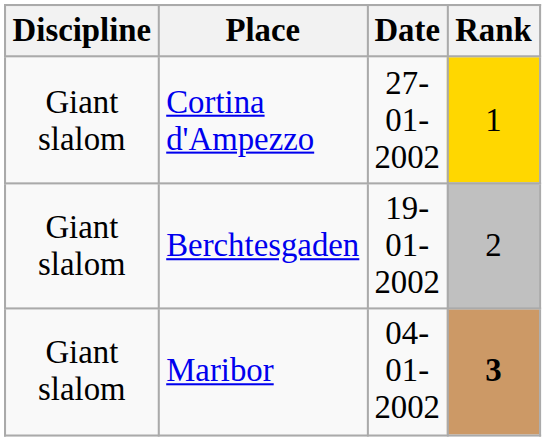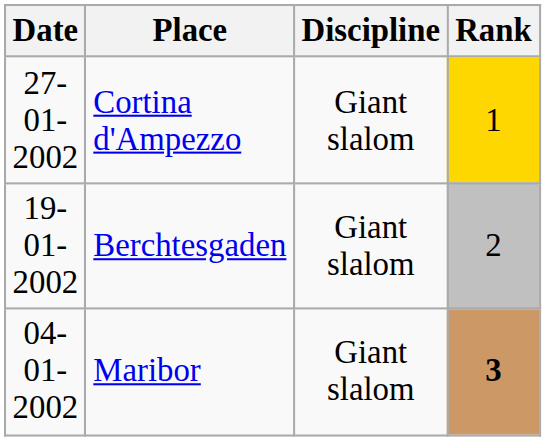columns swapped: (407, 30) <-> (82, 30)
